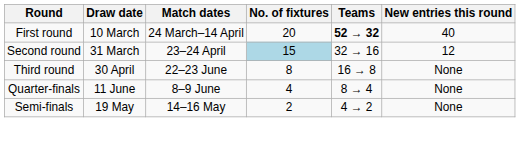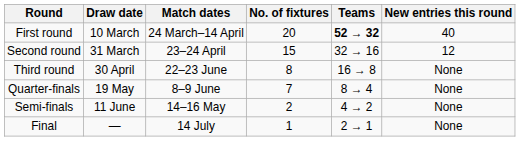(289, 51) lightblue background -> (289, 51) no background
(115, 88) 11 June -> (115, 88) 19 May
(289, 88) 4 -> (289, 88) 7
(115, 107) 19 May -> (115, 107) 11 June
+ row: (44, 126)
